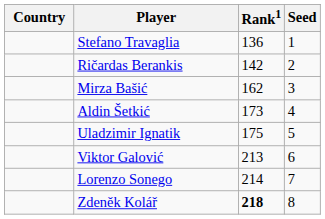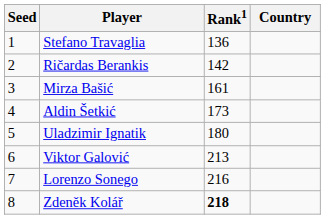columns swapped: (39, 17) <-> (302, 17)
(252, 88) 162 -> (218, 88) 161
(252, 134) 175 -> (218, 134) 180
(252, 179) 214 -> (218, 179) 216
